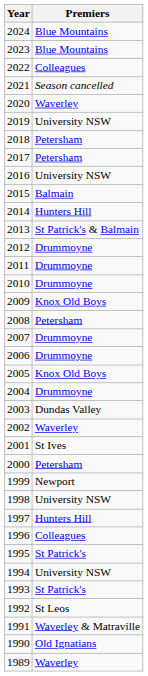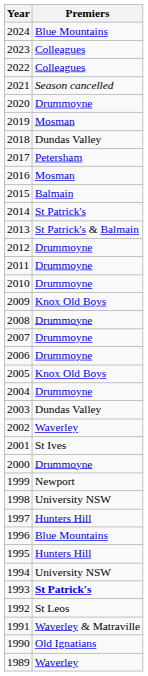(71, 49) Blue Mountains -> (60, 49) Colleagues
(57, 103) Waverley -> (64, 103) Drummoyne
(73, 121) University NSW -> (55, 121) Mosman
(59, 139) Petersham -> (68, 139) Dundas Valley
(73, 175) University NSW -> (55, 175) Mosman
(63, 211) Hunters Hill -> (60, 211) St Patrick's
(59, 319) Petersham -> (64, 319) Drummoyne
(59, 463) Petersham -> (64, 463) Drummoyne
(60, 535) Colleagues -> (71, 535) Blue Mountains
(60, 553) St Patrick's -> (63, 553) Hunters Hill
(60, 590) normal -> (63, 590) bold
